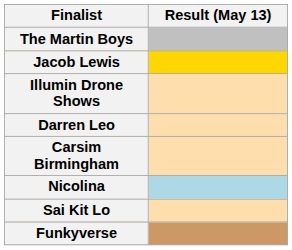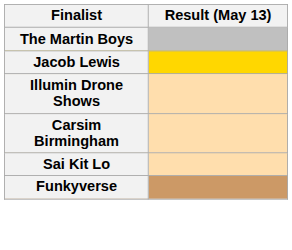- row: (77, 124)
- row: (77, 187)
